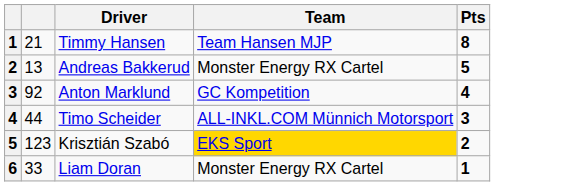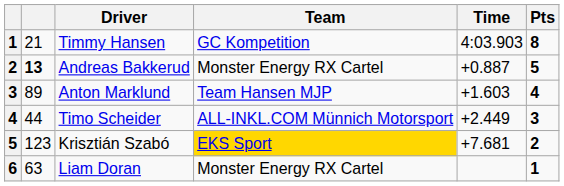+ column: (492, 17)
(265, 43) Team Hansen MJP -> (253, 43) GC Kompetition
(33, 68) normal -> (33, 68) bold
(33, 93) 92 -> (33, 93) 89
(253, 93) GC Kompetition -> (265, 93) Team Hansen MJP
(33, 169) 33 -> (33, 169) 63
